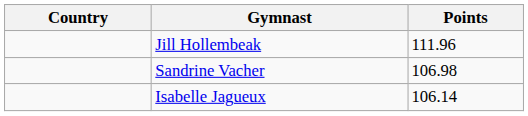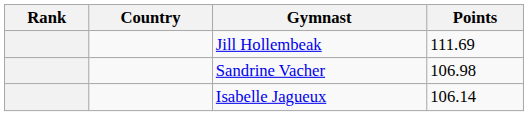+ column: (47, 17)
(434, 44) 111.96 -> (453, 44) 111.69
